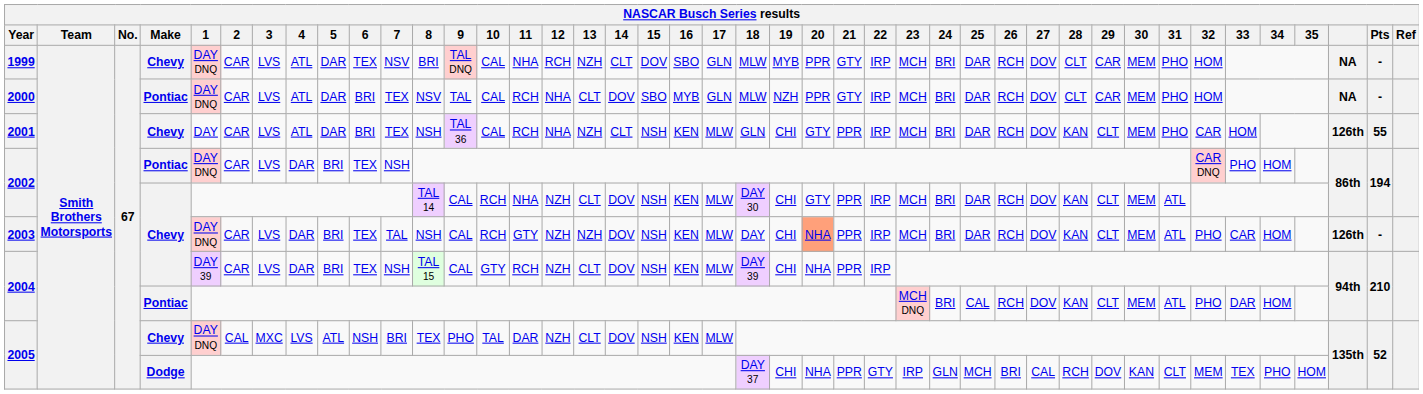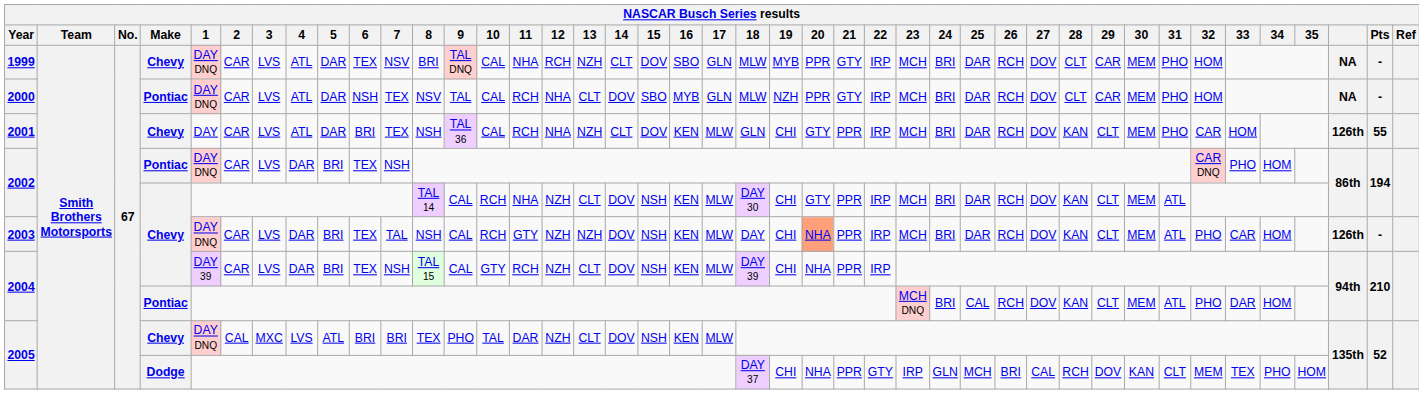(365, 97) BRI -> (365, 97) NSH
(654, 131) NSH -> (654, 131) DOV
(365, 338) NSH -> (365, 338) BRI
